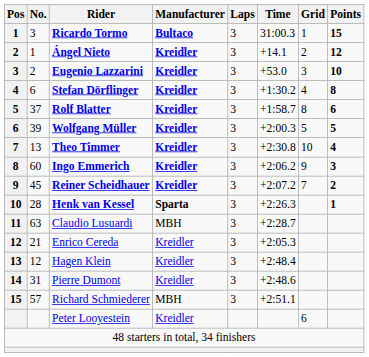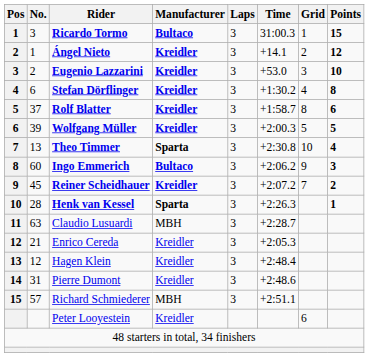(176, 147) Kreidler -> (172, 147) Sparta
(176, 166) Kreidler -> (174, 166) Bultaco
